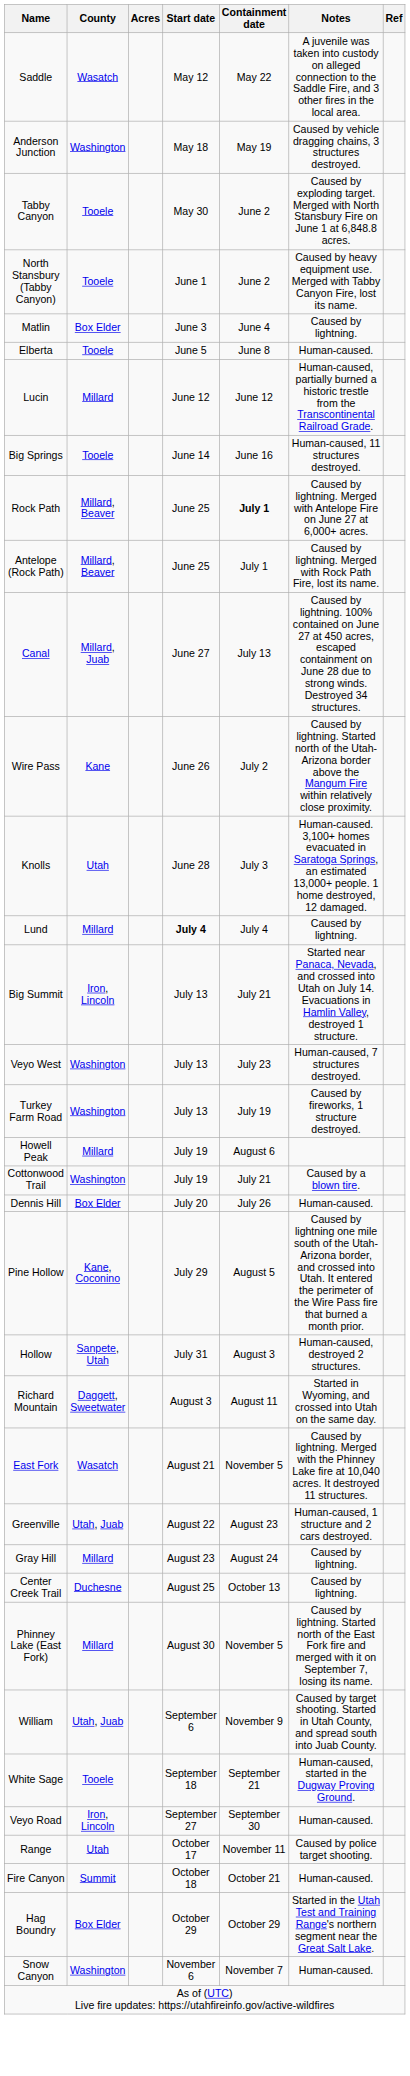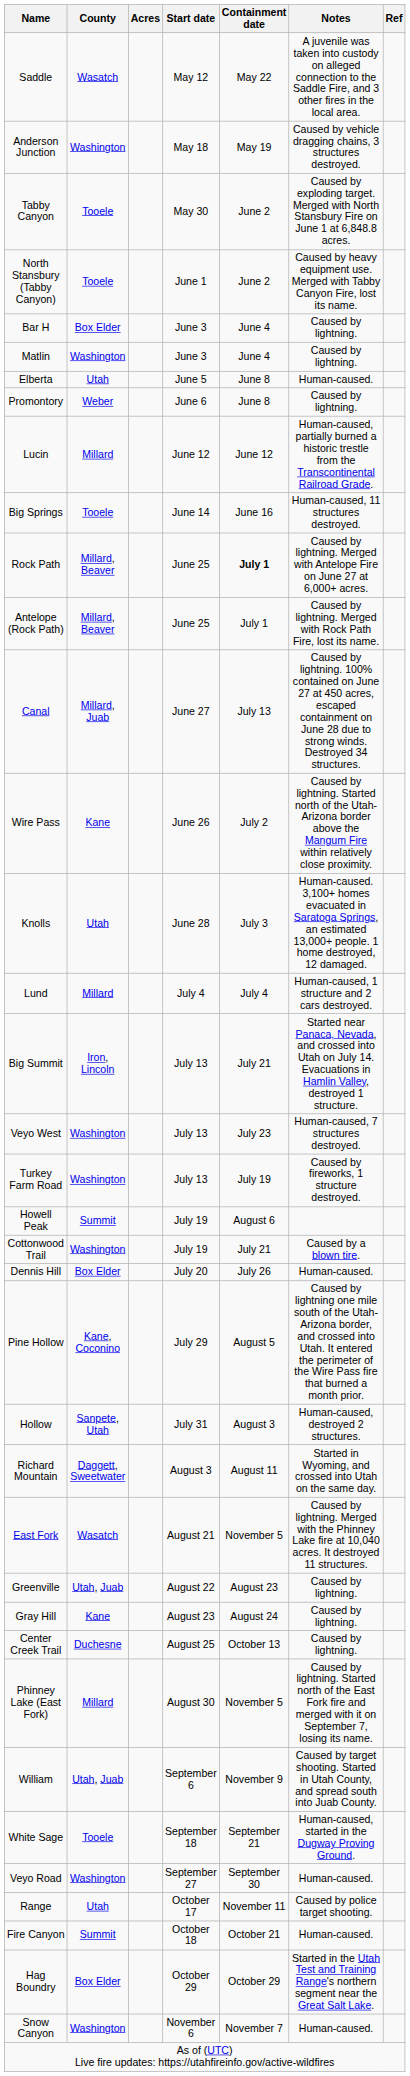+ row: (36, 328)
(98, 328) Box Elder -> (98, 356) Washington
(98, 350) Tooele -> (98, 379) Utah
+ row: (36, 402)
(191, 930) bold -> (191, 993) normal
(336, 930) Caused by lightning. -> (336, 993) Human-caused, 1 structure and 2 cars destroyed.
(98, 1151) Millard -> (98, 1221) Summit
(336, 1524) Human-caused, 1 structure and 2 cars destroyed. -> (336, 1587) Caused by lightning.
(98, 1559) Millard -> (98, 1616) Kane
(98, 1821) Iron, Lincoln -> (98, 1878) Washington
